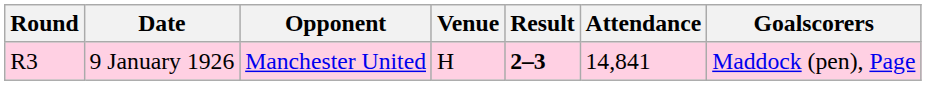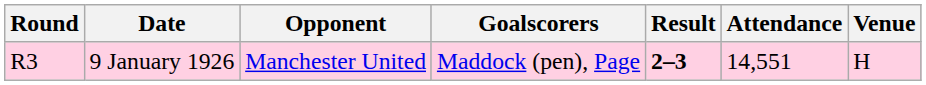columns swapped: (468, 23) <-> (814, 23)
(618, 60) 14,841 -> (759, 60) 14,551
